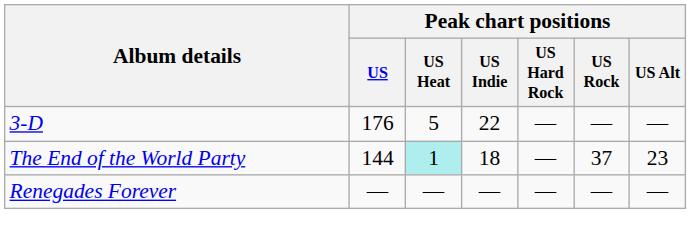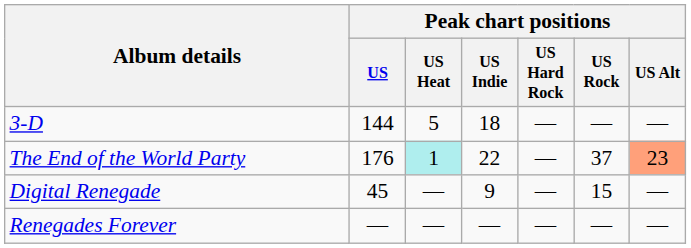(378, 123) 176 -> (378, 123) 144
(490, 123) 22 -> (490, 123) 18
(378, 157) 144 -> (378, 157) 176
(490, 157) 18 -> (490, 157) 22
(657, 157) no background -> (657, 157) lightsalmon background
+ row: (85, 191)
